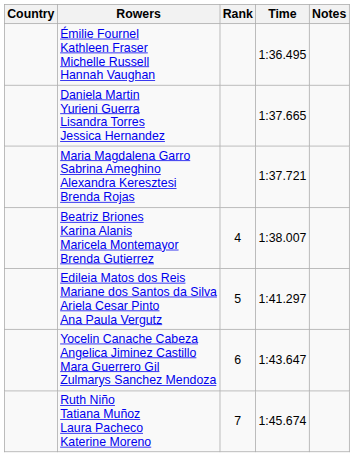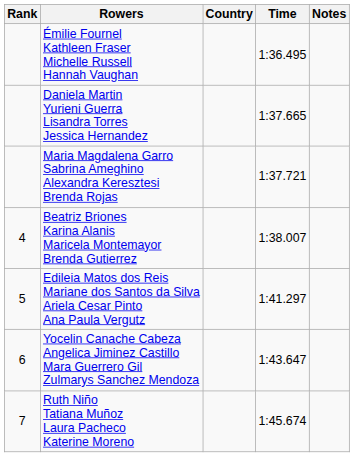columns swapped: (238, 14) <-> (31, 14)
